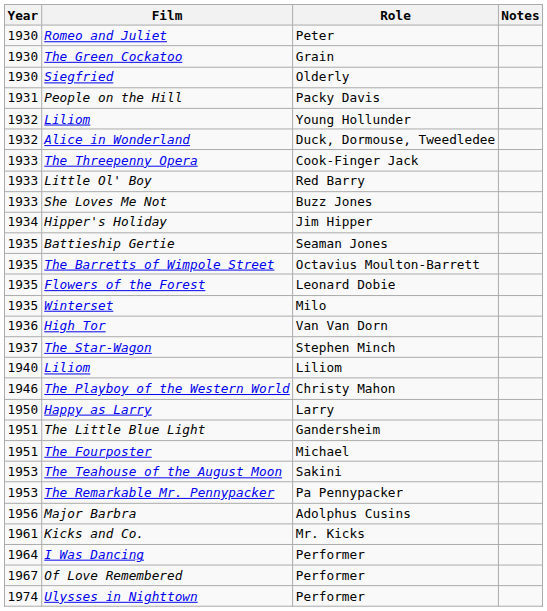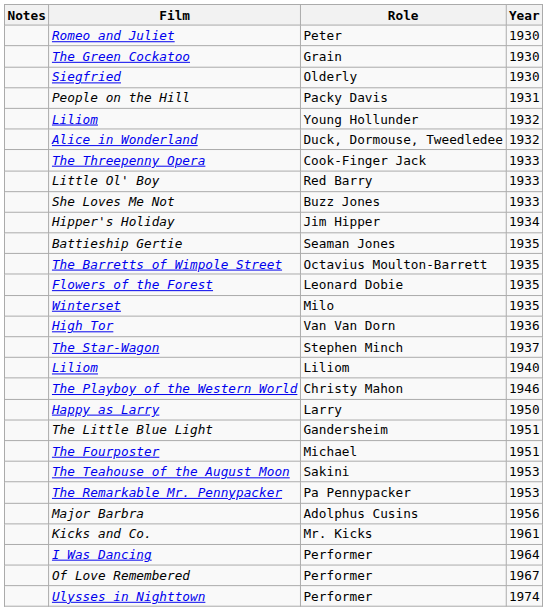columns swapped: (23, 15) <-> (520, 15)
